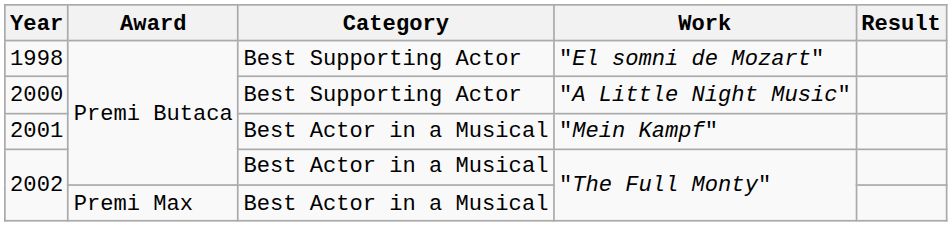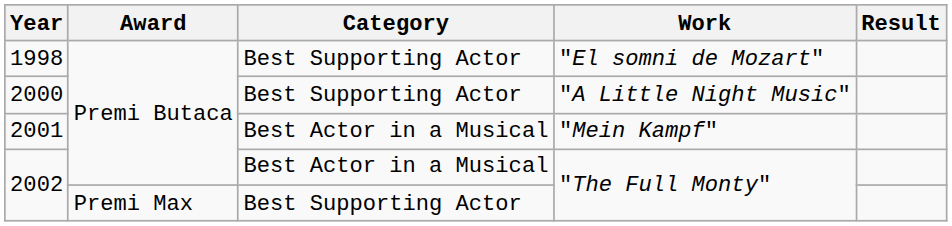(396, 203) Best Actor in a Musical -> (383, 203) Best Supporting Actor
